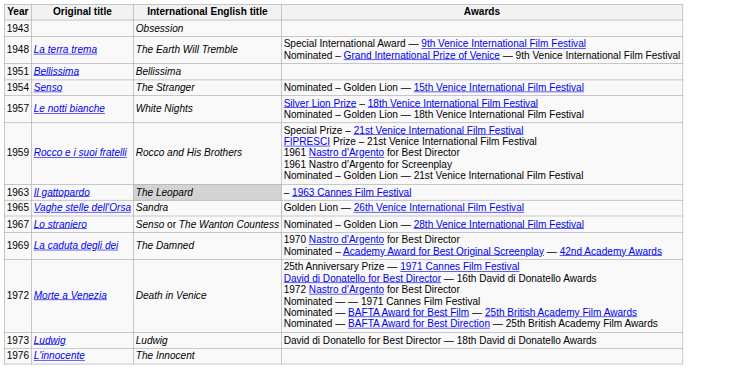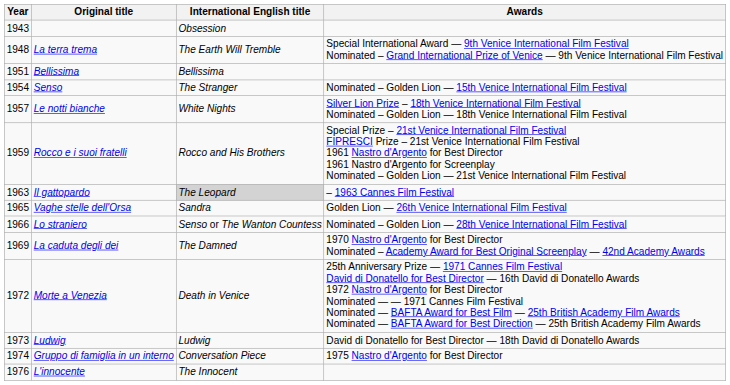(18, 224) 1967 -> (18, 224) 1966
+ row: (104, 356)
